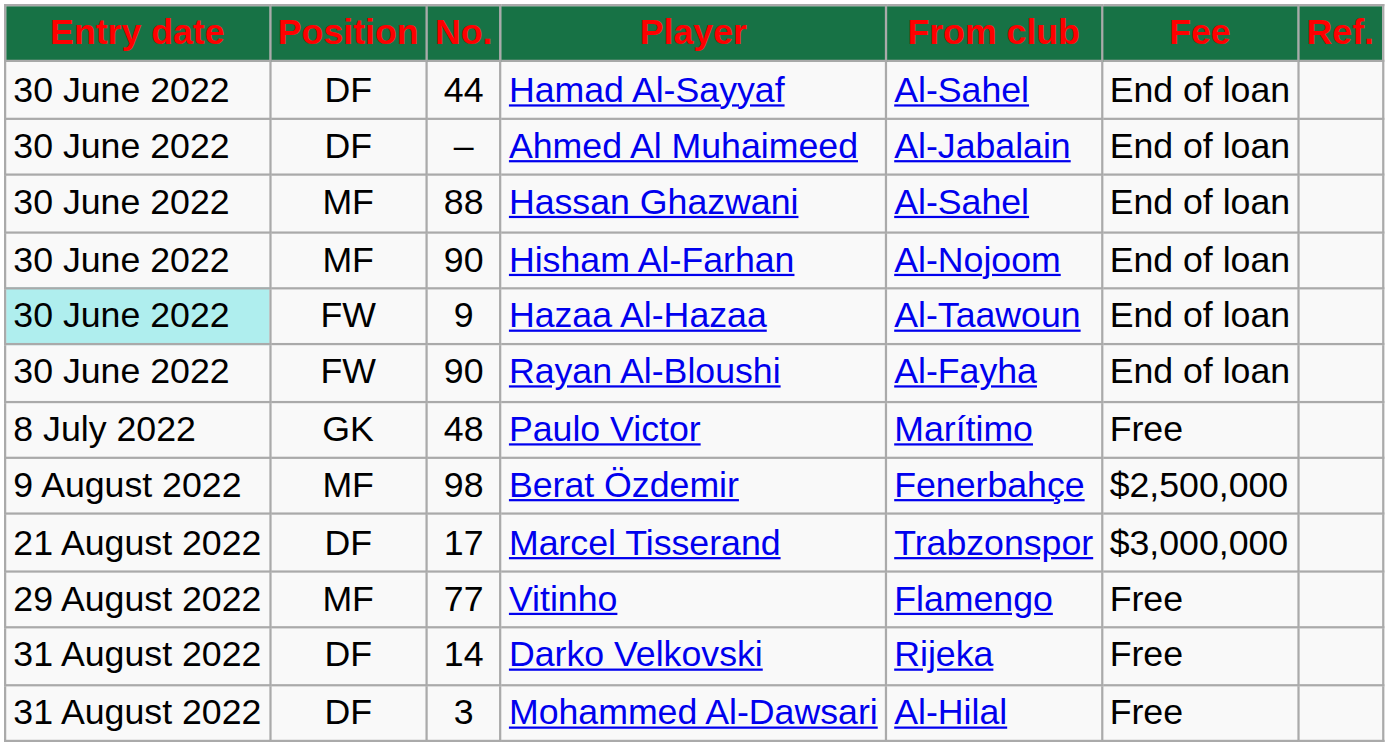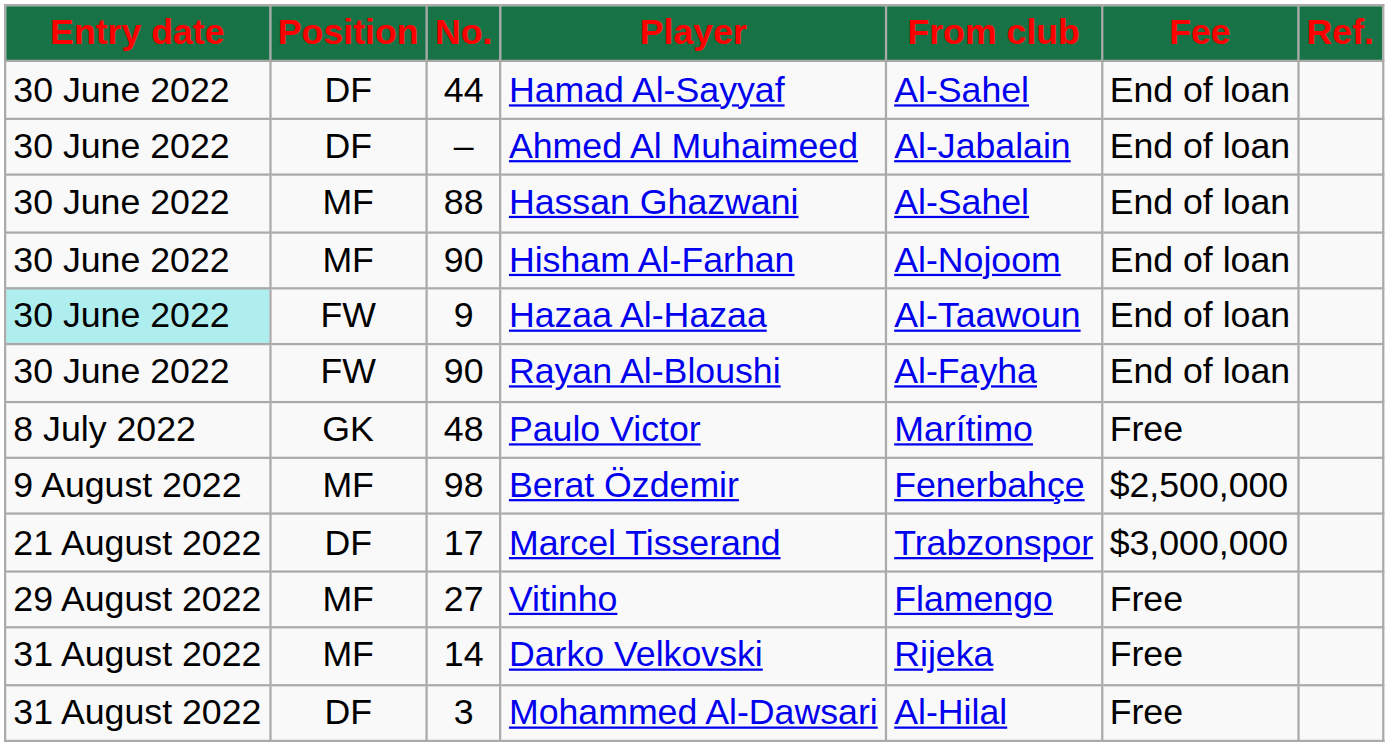(464, 598) 77 -> (464, 598) 27
(348, 655) DF -> (348, 655) MF
